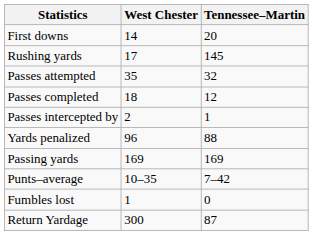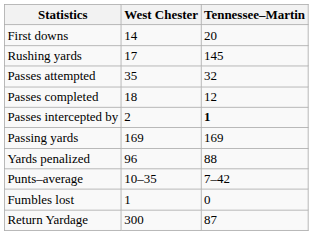(207, 117) normal -> (207, 117) bold
rows swapped: (43, 158) <-> (49, 138)
